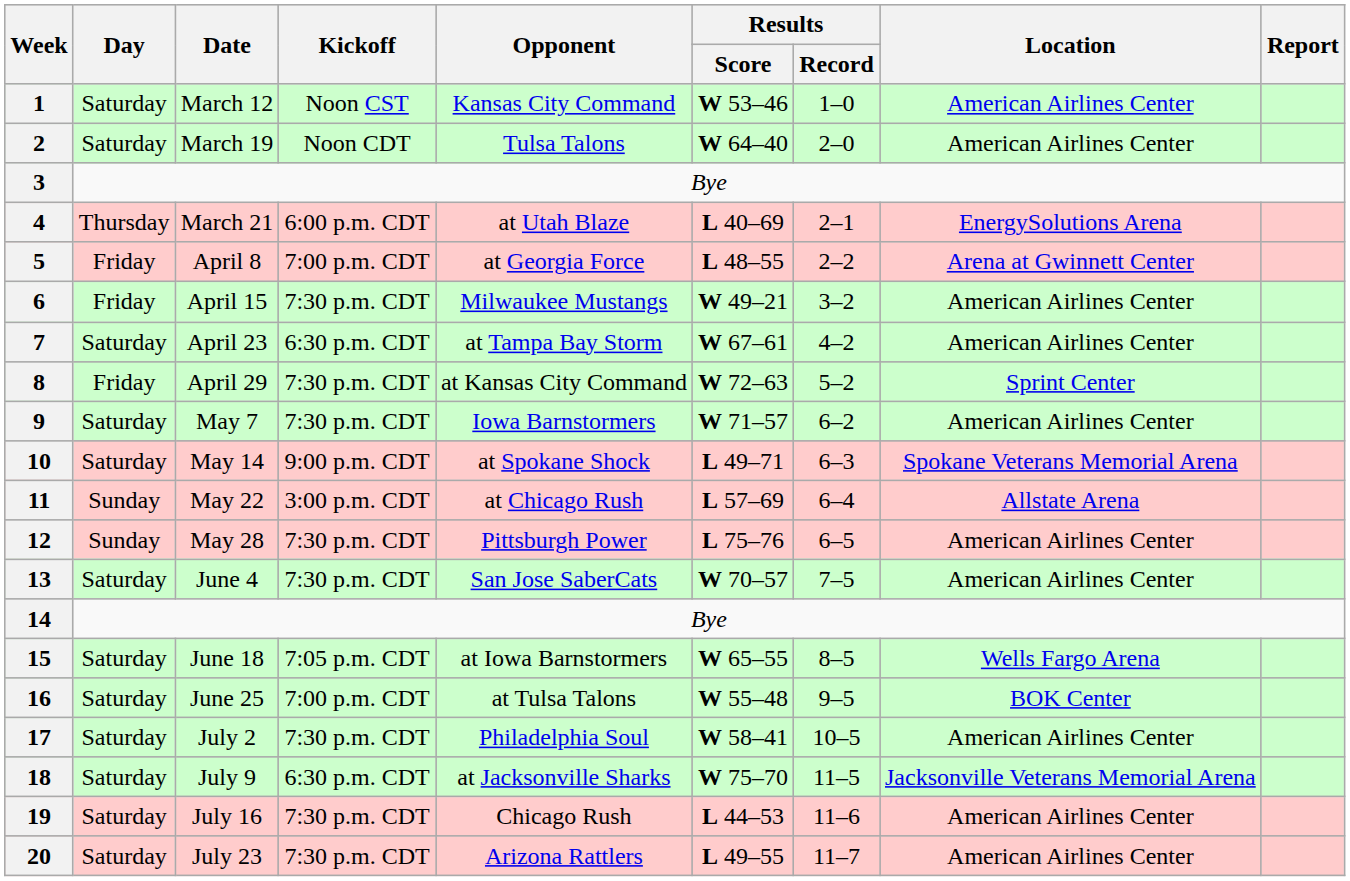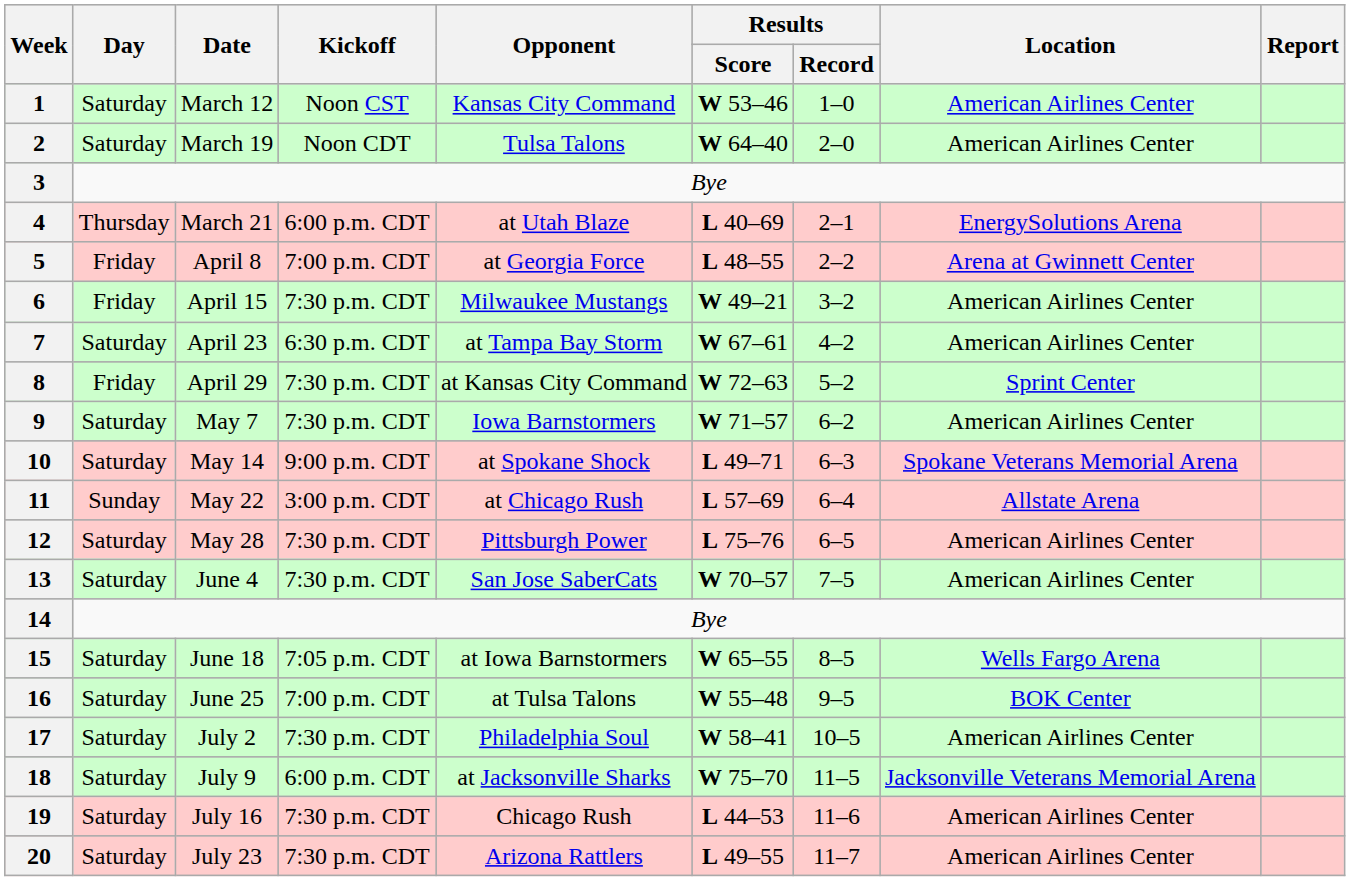(124, 539) Sunday -> (124, 539) Saturday
(357, 776) 6:30 p.m. CDT -> (357, 776) 6:00 p.m. CDT
